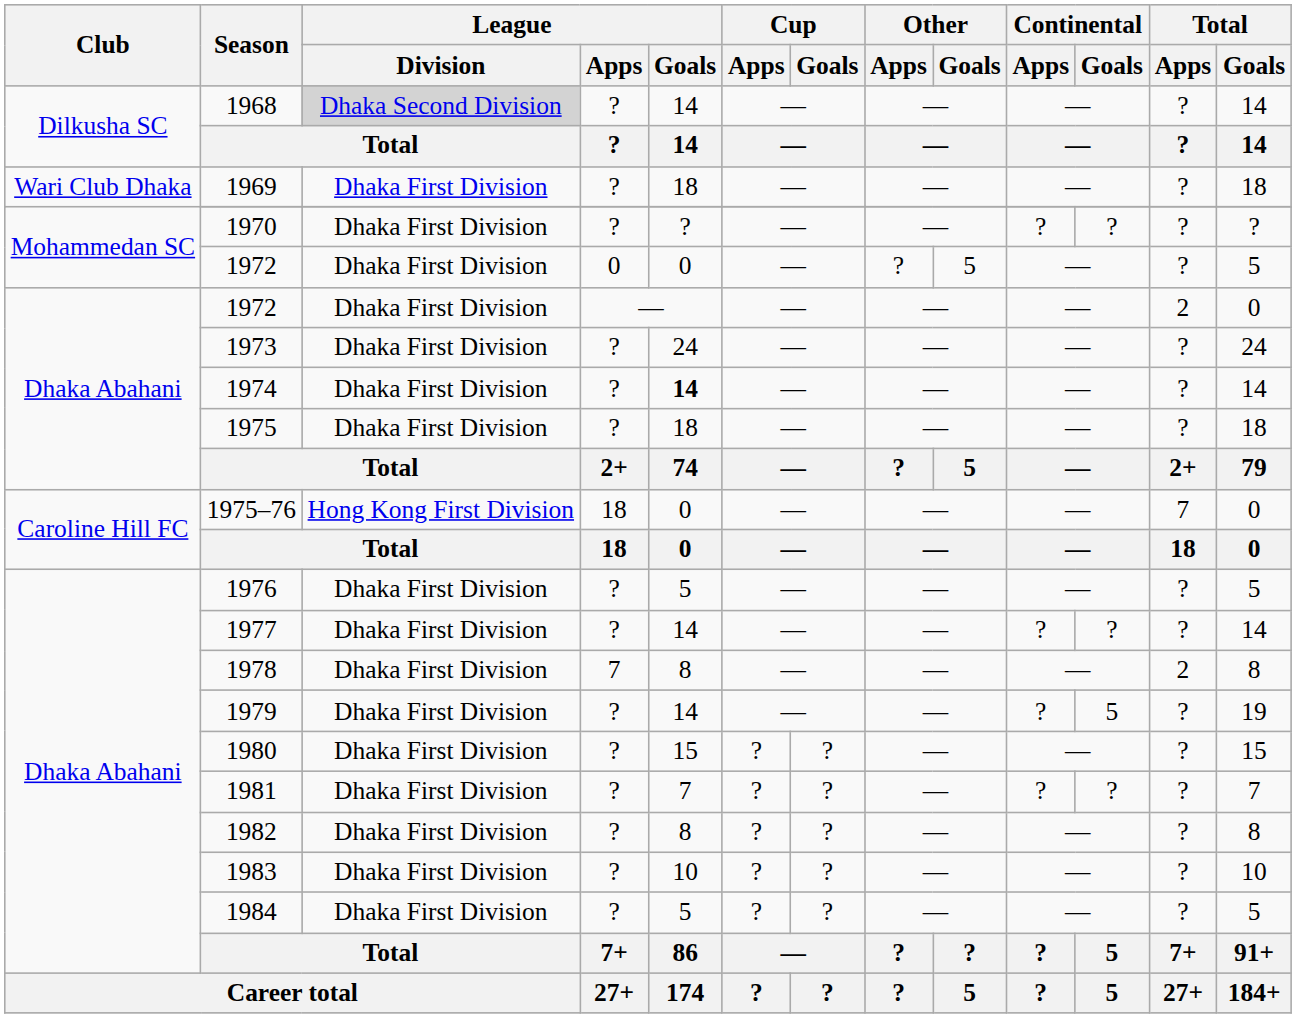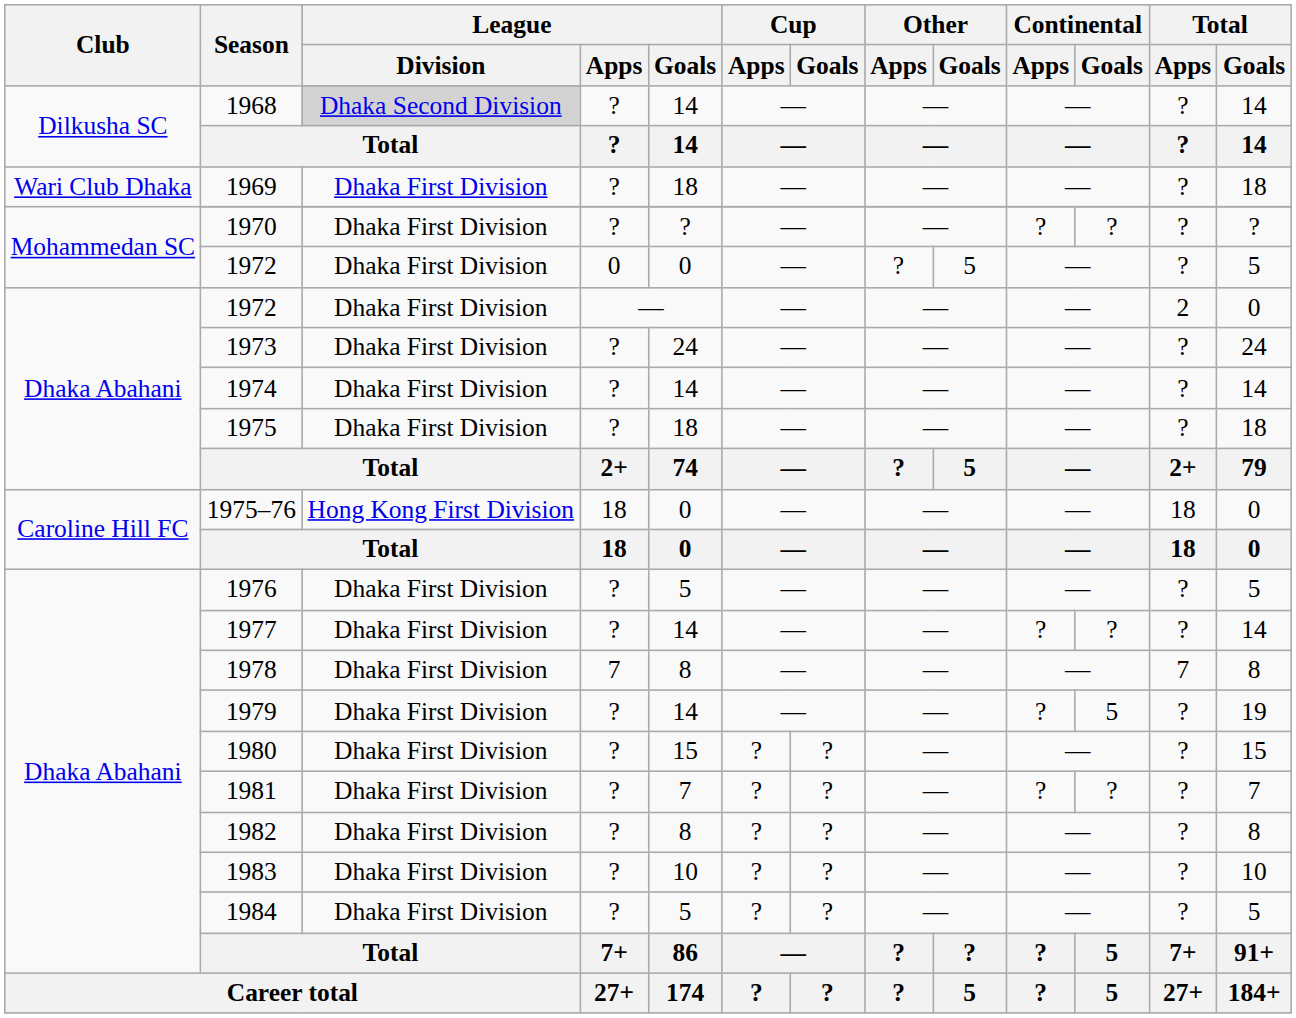(685, 387) bold -> (685, 387) normal
(1183, 508) 7 -> (1183, 508) 18
(1183, 670) 2 -> (1183, 670) 7
